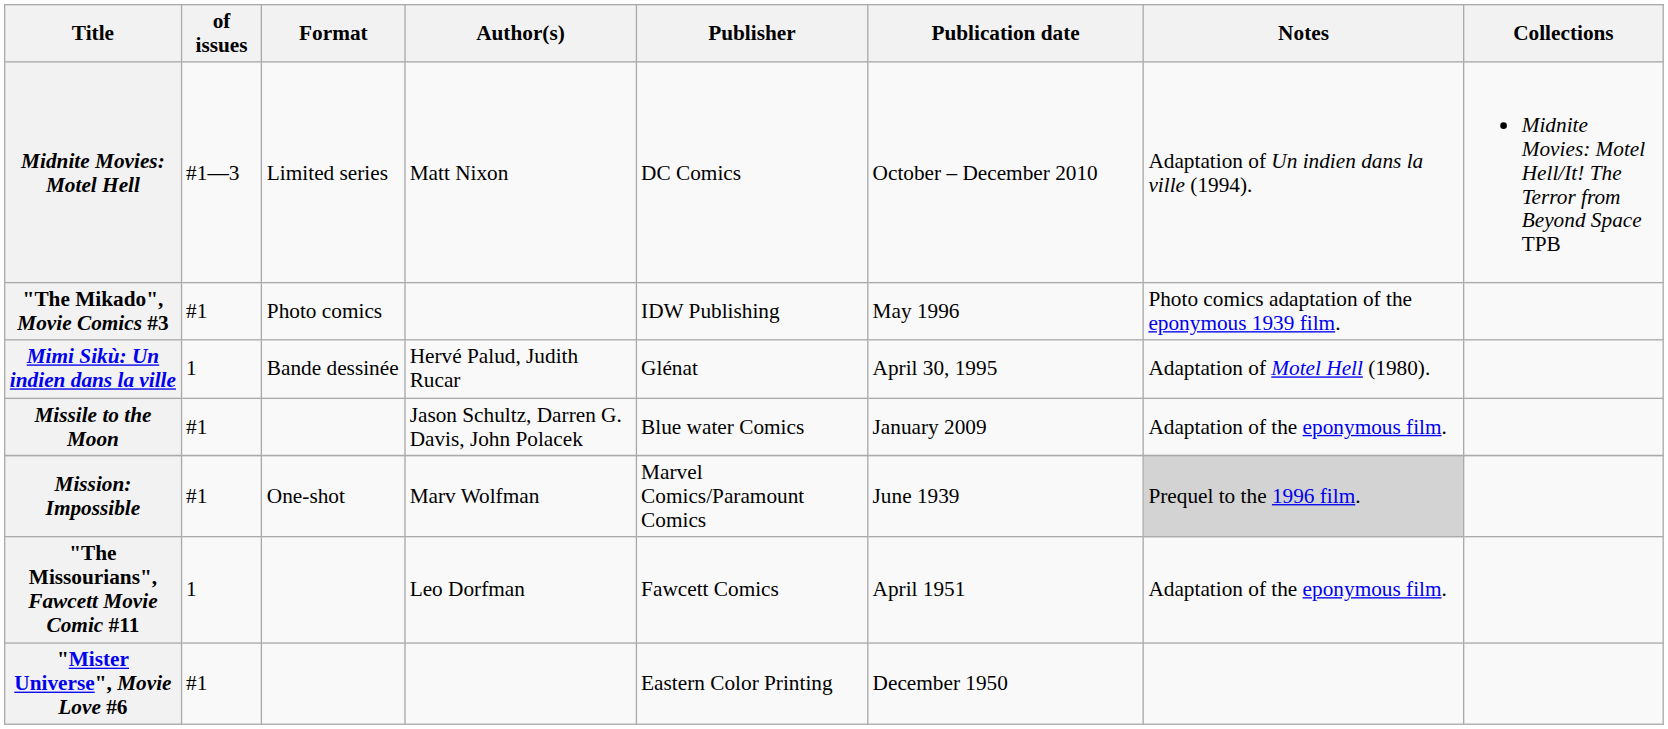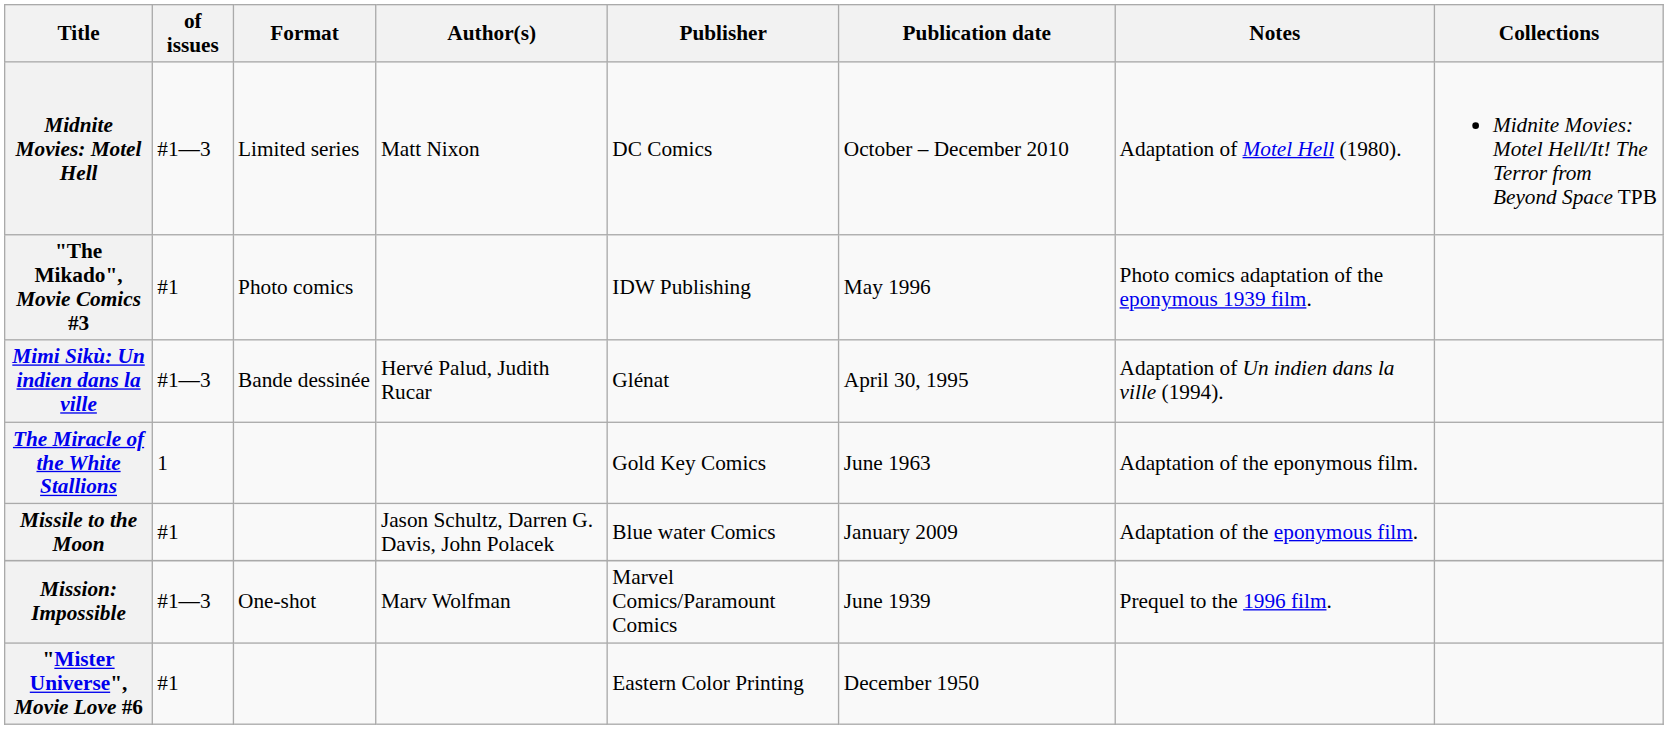(1286, 172) Adaptation of Un indien dans la ville (1994). -> (1261, 148) Adaptation of Motel Hell (1980).
(191, 368) 1 -> (184, 380) #1—3
(1289, 368) Adaptation of Motel Hell (1980). -> (1257, 380) Adaptation of Un indien dans la ville (1994).
+ row: (79, 462)
(197, 496) #1 -> (184, 601) #1—3
(1254, 496) lightgrey background -> (1226, 601) no background
- row: (93, 589)
